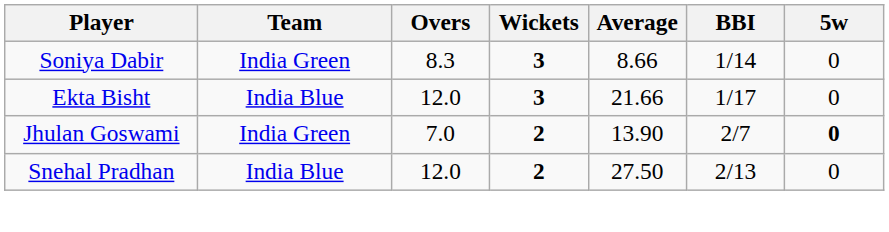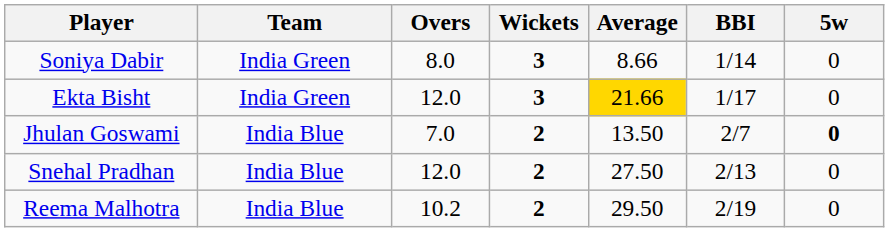(440, 60) 8.3 -> (440, 60) 8.0
(295, 97) India Blue -> (295, 97) India Green
(637, 97) no background -> (637, 97) gold background
(295, 134) India Green -> (295, 134) India Blue
(637, 134) 13.90 -> (637, 134) 13.50
+ row: (101, 208)
